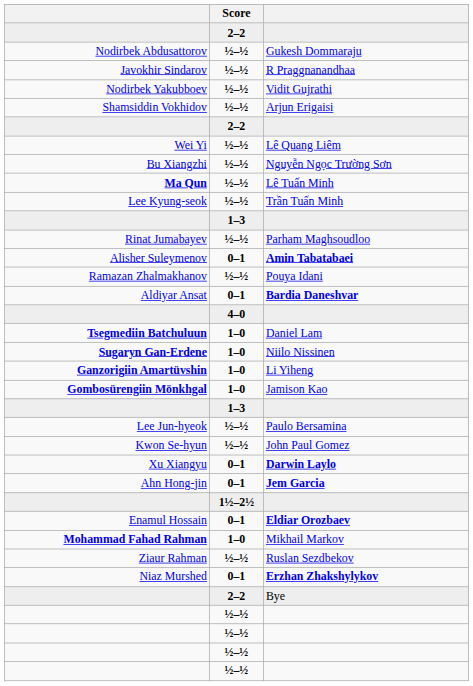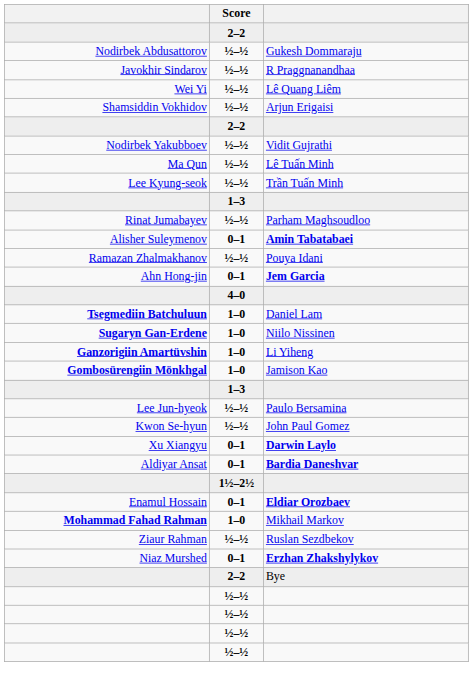rows swapped: (236, 88) <-> (236, 145)
- row: (236, 164)
(186, 182) bold -> (187, 164) normal
rows swapped: (236, 295) <-> (236, 483)
